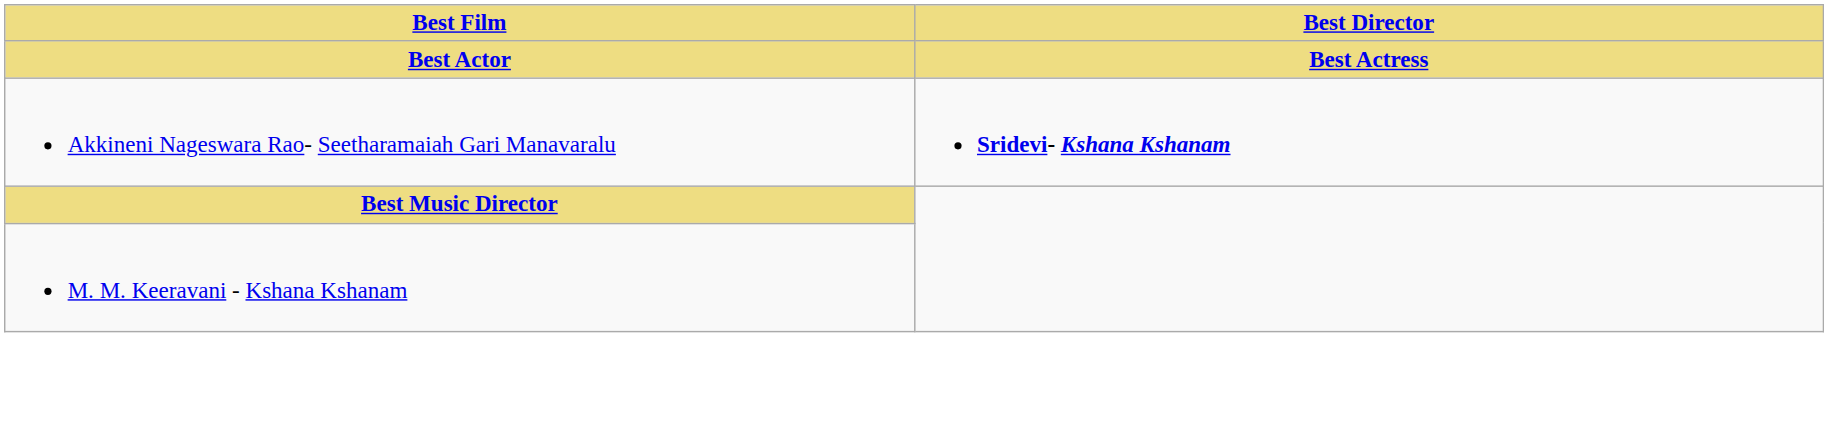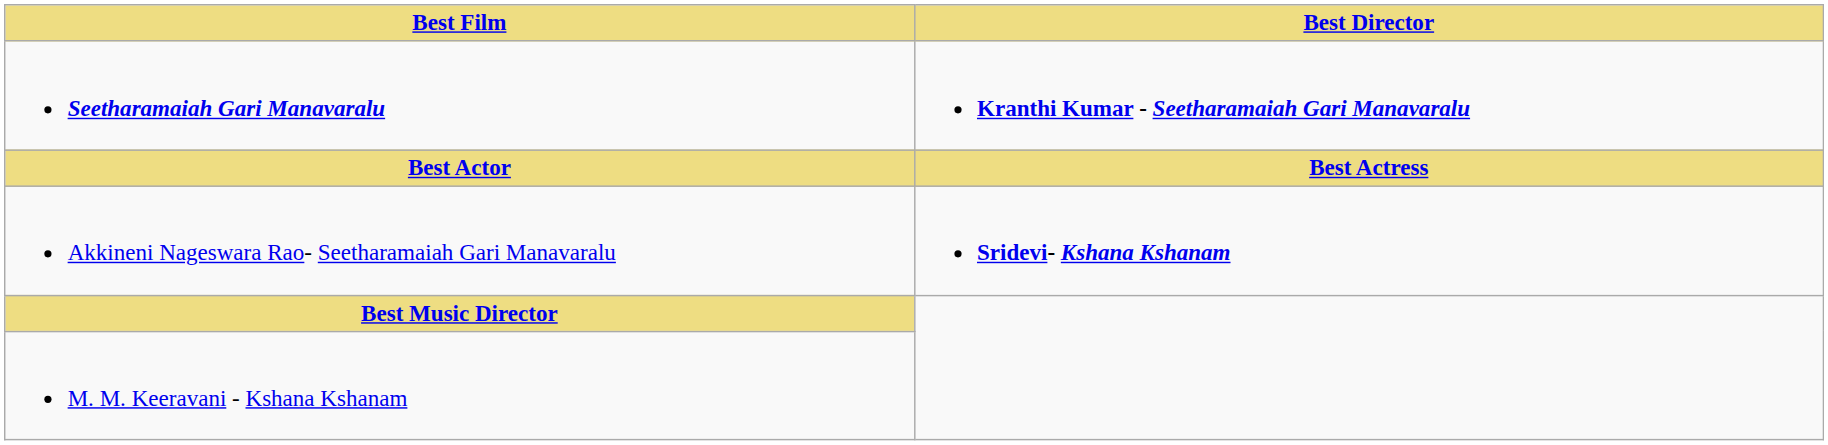+ row: (459, 108)
